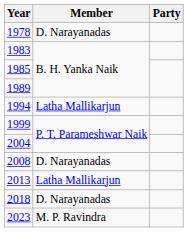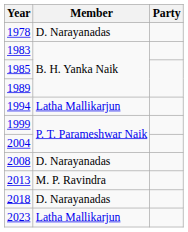(78, 180) Latha Mallikarjun -> (71, 180) M. P. Ravindra
(71, 217) M. P. Ravindra -> (78, 217) Latha Mallikarjun
